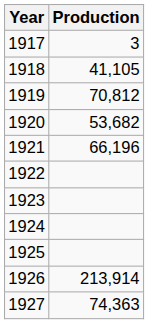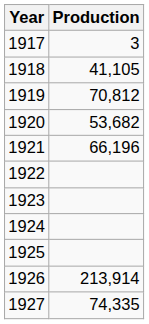(114, 305) 74,363 -> (114, 305) 74,335
